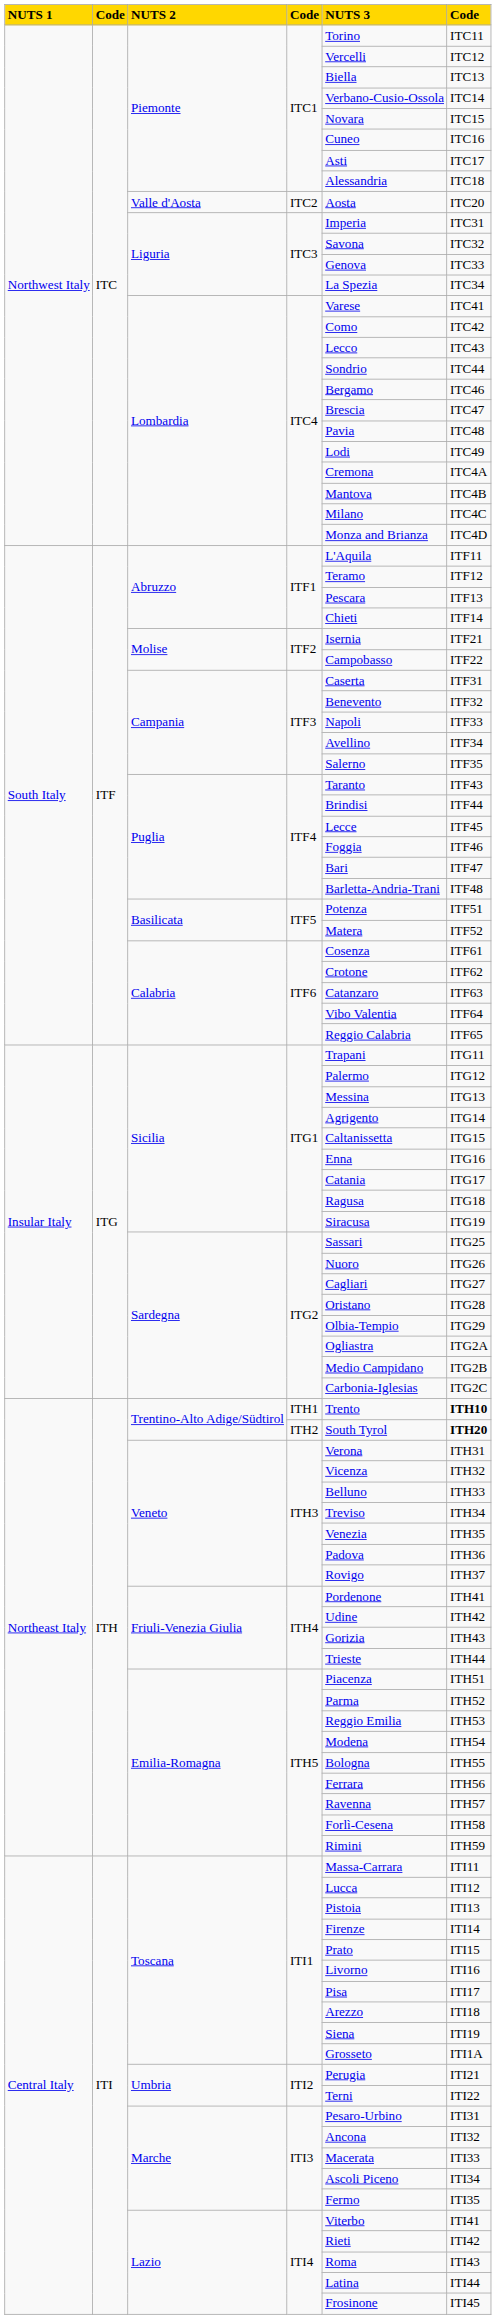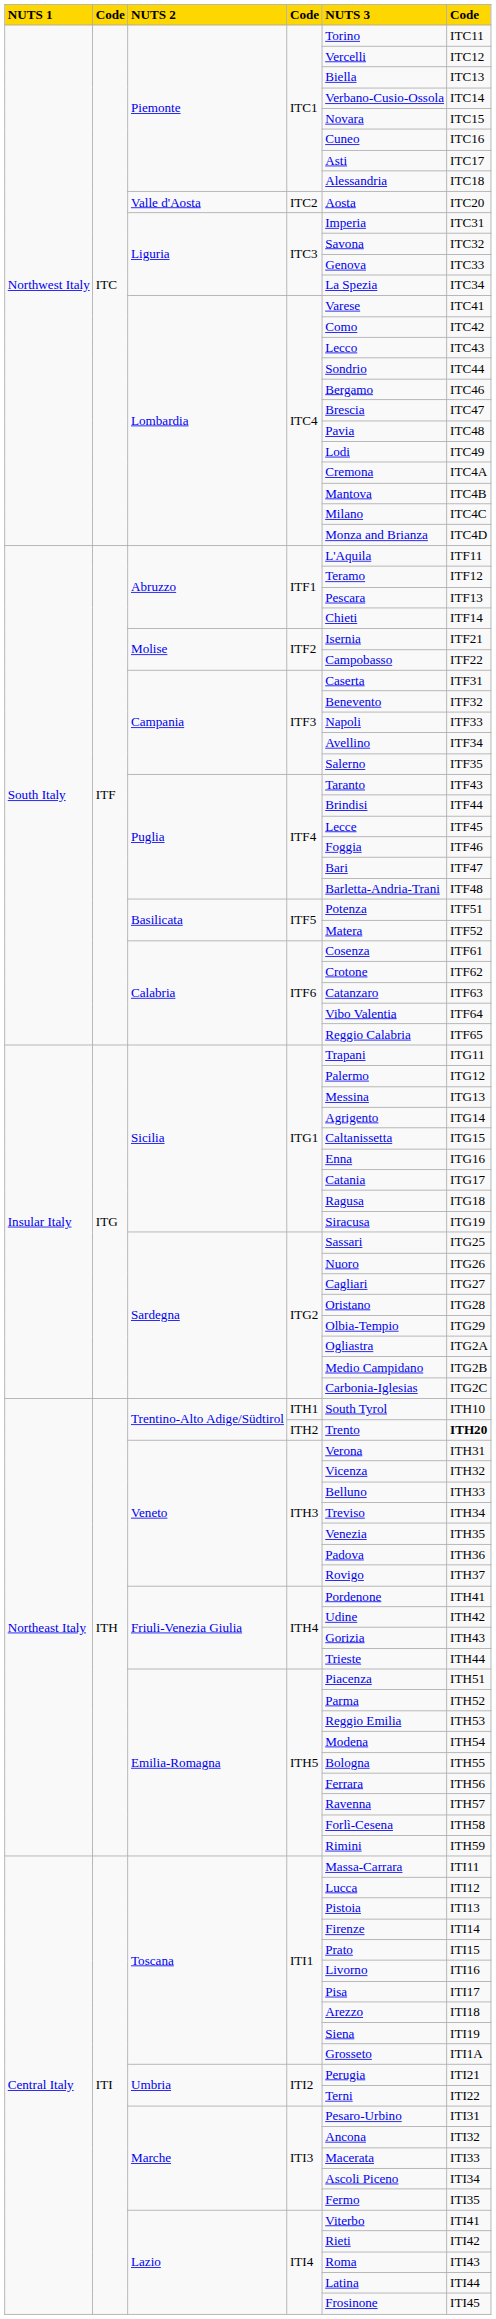(342, 1409) Trento -> (356, 1409) South Tyrol
(469, 1409) bold -> (468, 1409) normal
(356, 1429) South Tyrol -> (342, 1429) Trento
